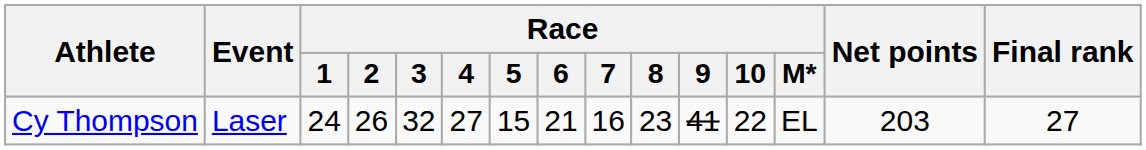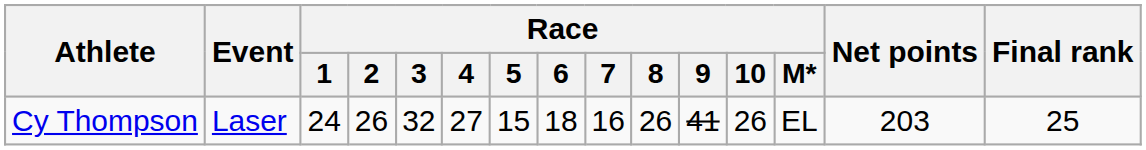(561, 121) 21 -> (561, 121) 18
(656, 121) 23 -> (656, 121) 26
(750, 121) 22 -> (750, 121) 26
(1063, 121) 27 -> (1063, 121) 25
